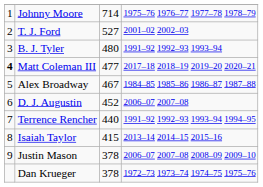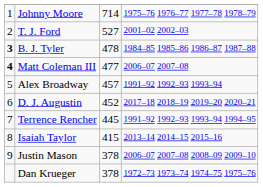(10, 48) normal -> (10, 48) bold
(110, 48) 480 -> (110, 48) 478
(173, 48) 1991–92 1992–93 1993–94 -> (190, 48) 1984–85 1985–86 1986–87 1987–88
(190, 66) 2017–18 2018–19 2019–20 2020–21 -> (156, 66) 2006–07 2007–08
(110, 84) 467 -> (110, 84) 457
(190, 84) 1984–85 1985–86 1986–87 1987–88 -> (173, 84) 1991–92 1992–93 1993–94
(156, 102) 2006–07 2007–08 -> (190, 102) 2017–18 2018–19 2019–20 2020–21
(110, 119) 440 -> (110, 119) 445
